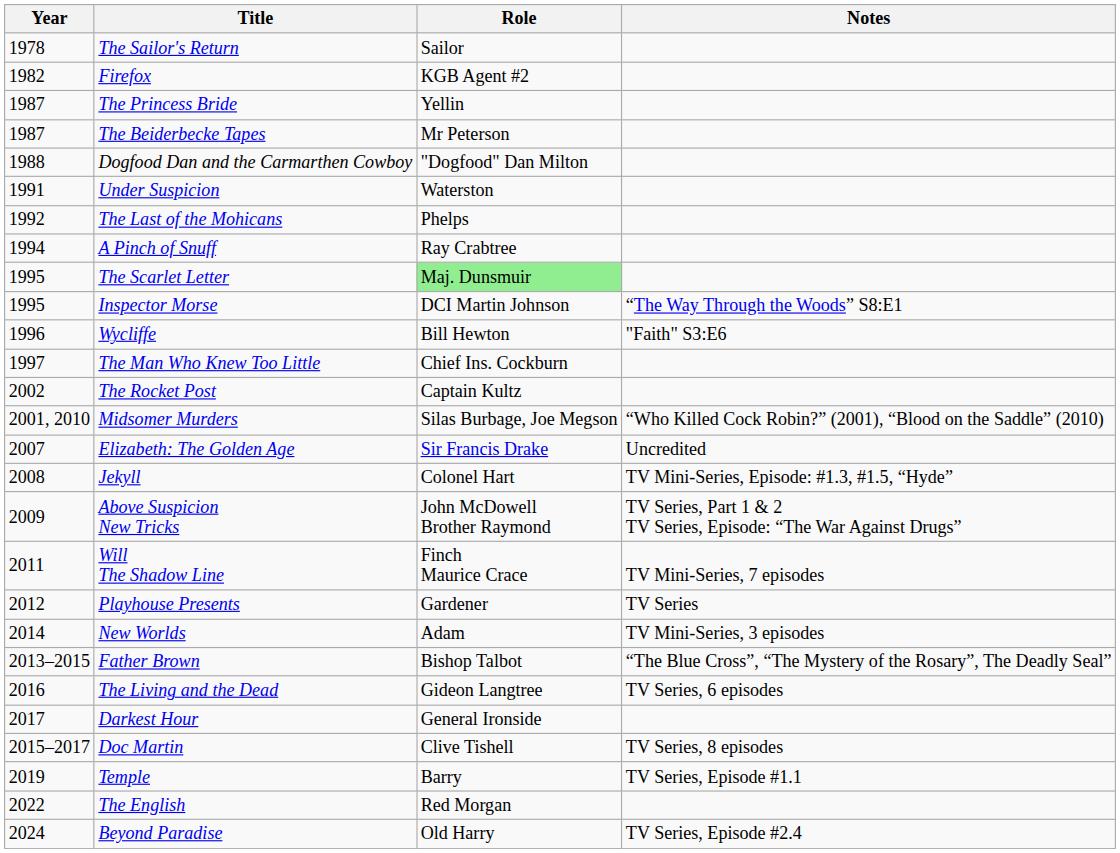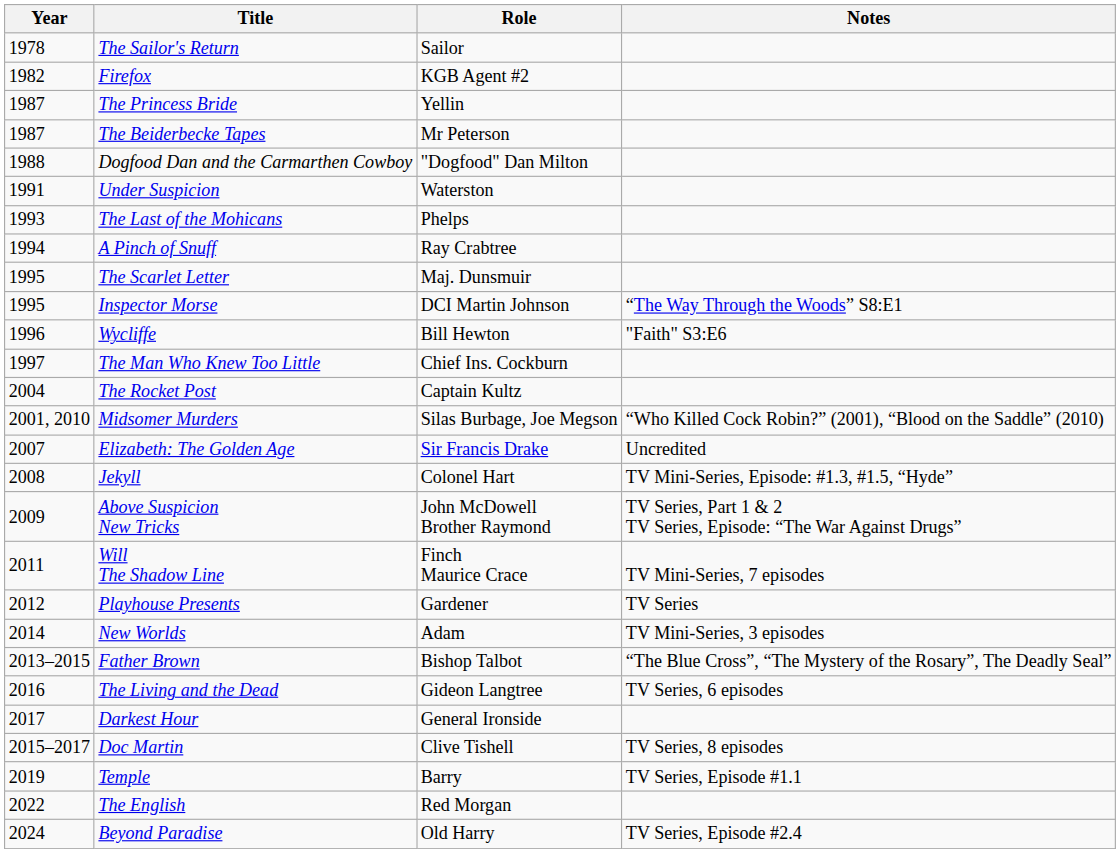(27, 219) 1992 -> (27, 219) 1993
(476, 276) lightgreen background -> (476, 276) no background
(27, 391) 2002 -> (27, 391) 2004
